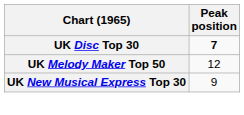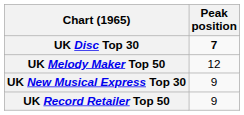+ row: (97, 100)
